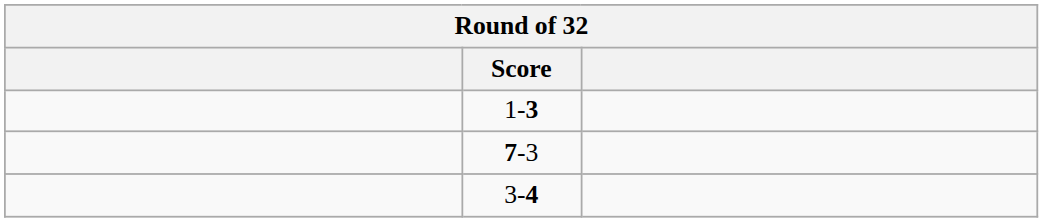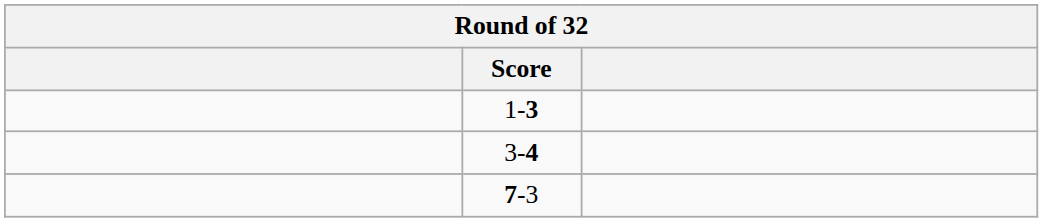rows swapped: (521, 195) <-> (521, 152)
